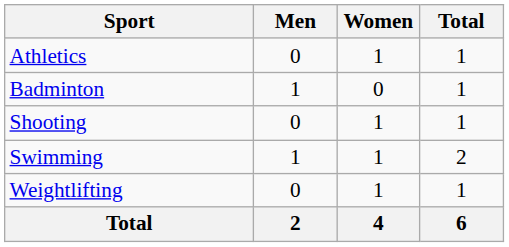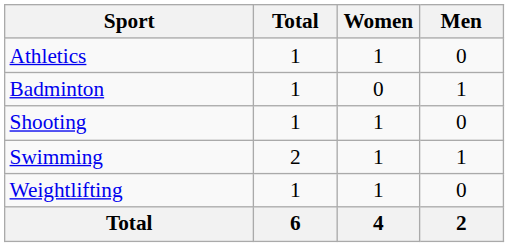columns swapped: (295, 21) <-> (461, 21)
